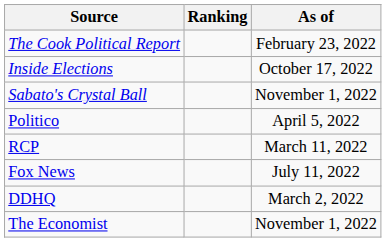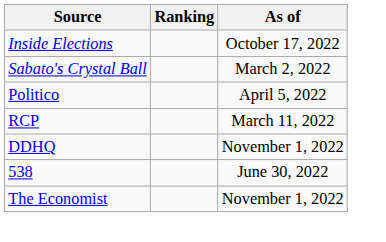- row: (94, 43)
(316, 95) November 1, 2022 -> (283, 69) March 2, 2022
- row: (42, 172)
(316, 198) March 2, 2022 -> (283, 146) November 1, 2022
+ row: (21, 172)
